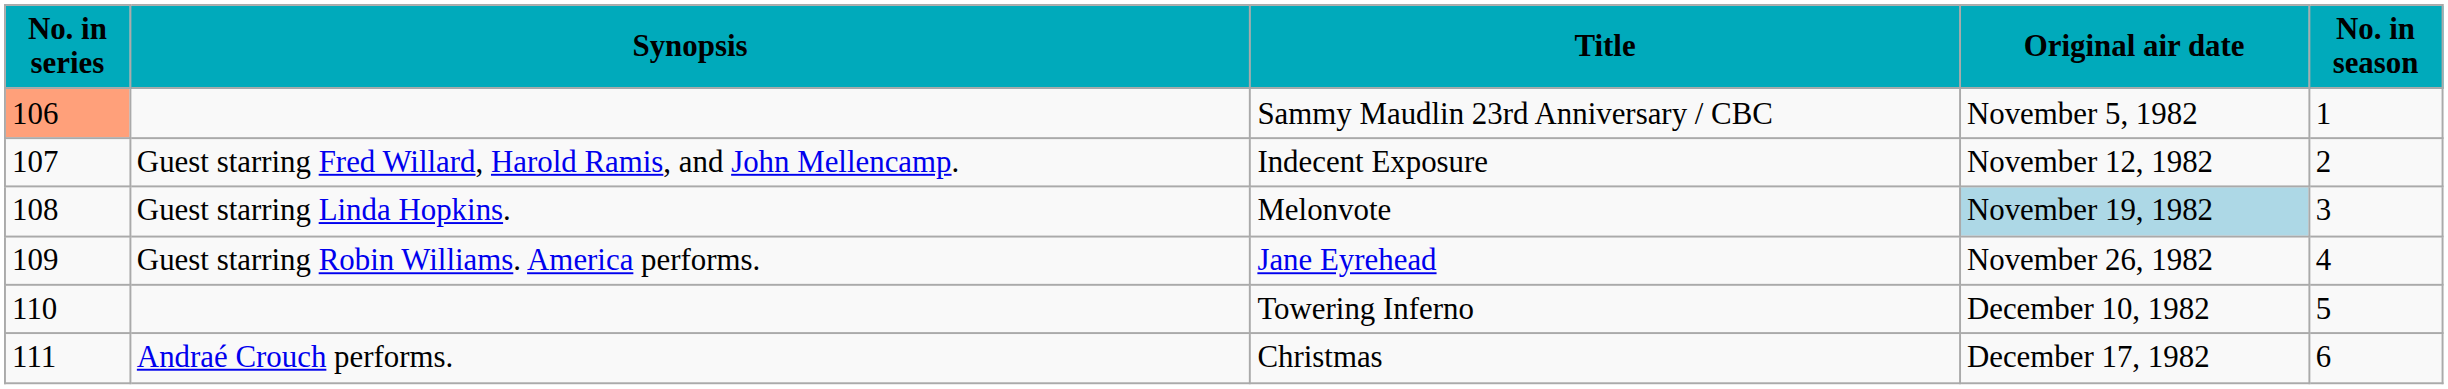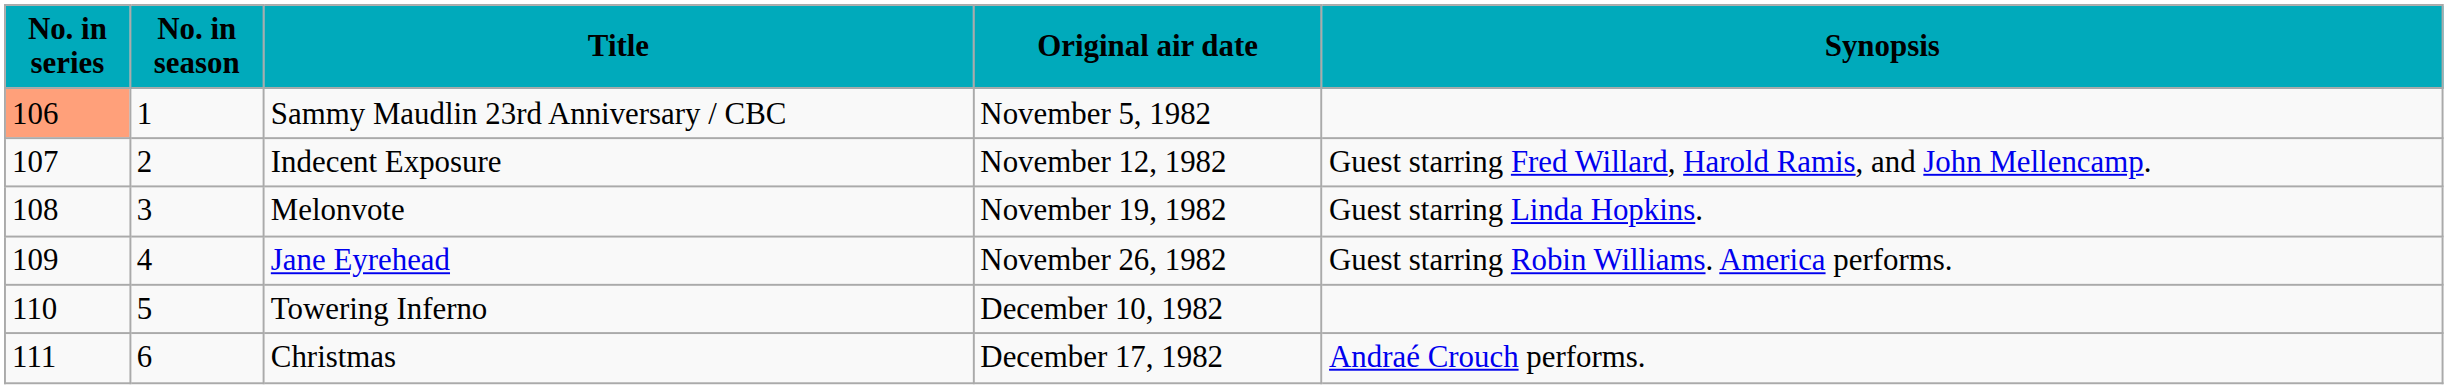columns swapped: (2376, 46) <-> (690, 46)
(2090, 210) lightblue background -> (1103, 210) no background
